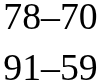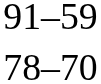rows swapped: (51, 16) <-> (51, 67)
